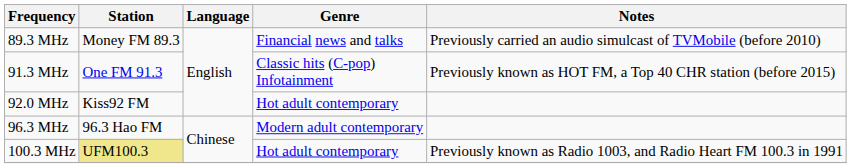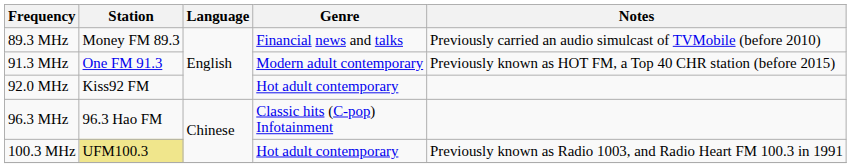(316, 71) Classic hits (C-pop) Infotainment -> (340, 63) Modern adult contemporary
(340, 127) Modern adult contemporary -> (316, 119) Classic hits (C-pop) Infotainment
